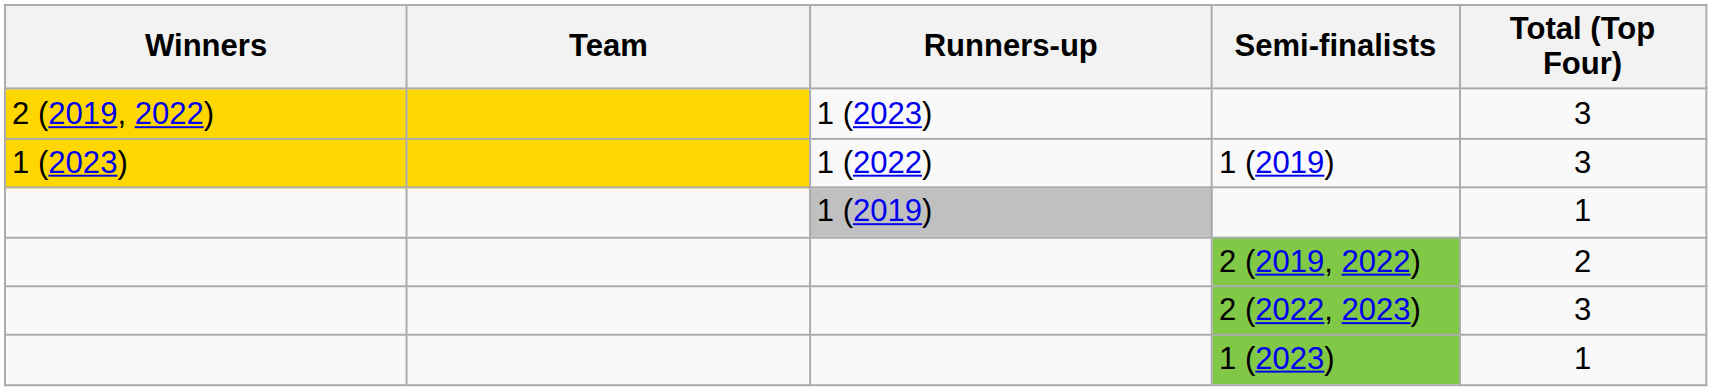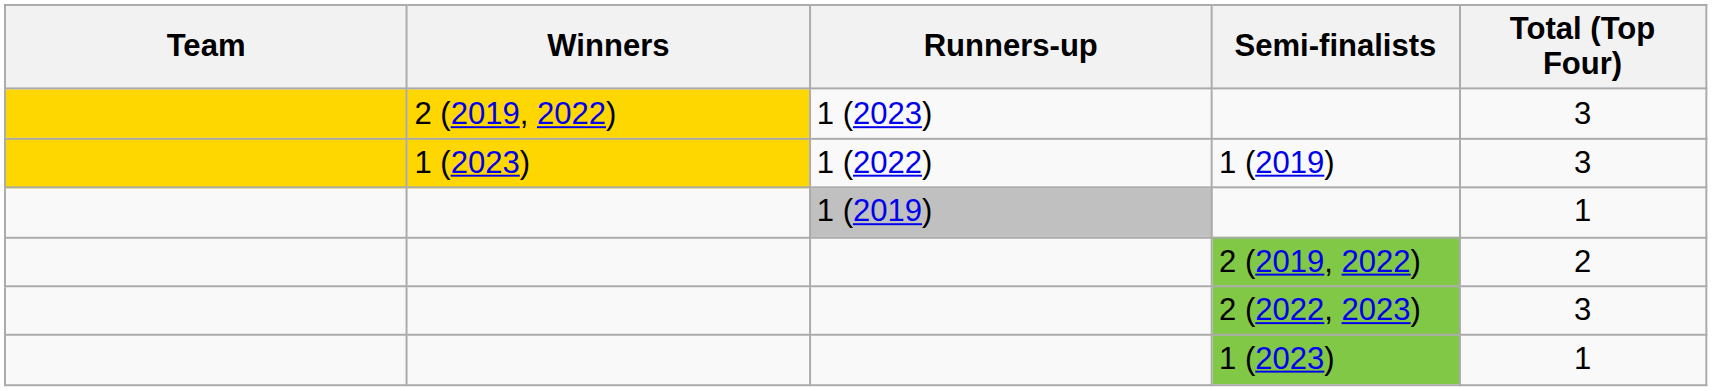columns swapped: (608, 46) <-> (206, 46)
